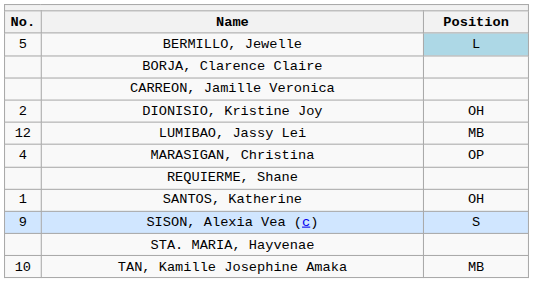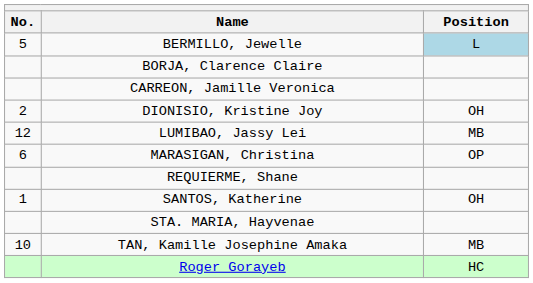(23, 156) 4 -> (23, 156) 6
- row: (232, 222)
+ row: (232, 267)
